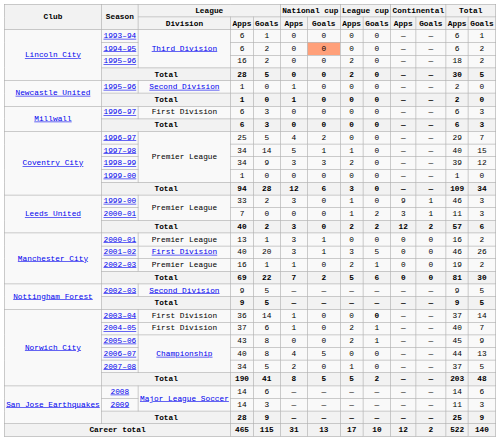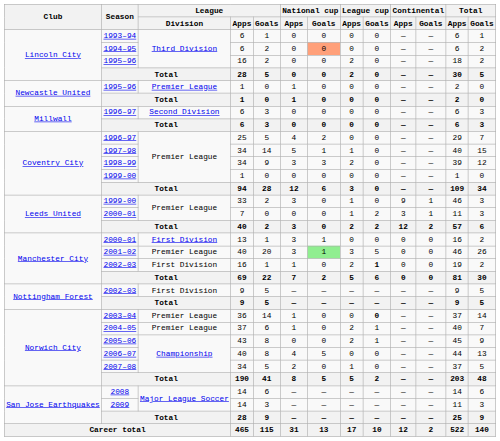(184, 87) Second Division -> (184, 87) Premier League
(184, 112) First Division -> (184, 112) Second Division
(184, 239) Premier League -> (184, 239) First Division
(184, 252) First Division -> (184, 252) Premier League
(324, 252) no background -> (324, 252) lightgreen background
(184, 265) Premier League -> (184, 265) First Division
(377, 265) normal -> (377, 265) bold
(184, 290) Second Division -> (184, 290) First Division
(184, 316) First Division -> (184, 316) Premier League
(184, 328) First Division -> (184, 328) Premier League
